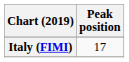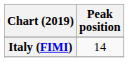(100, 47) 17 -> (100, 47) 14
